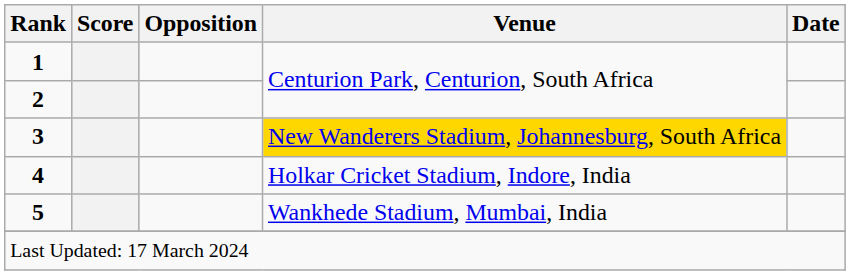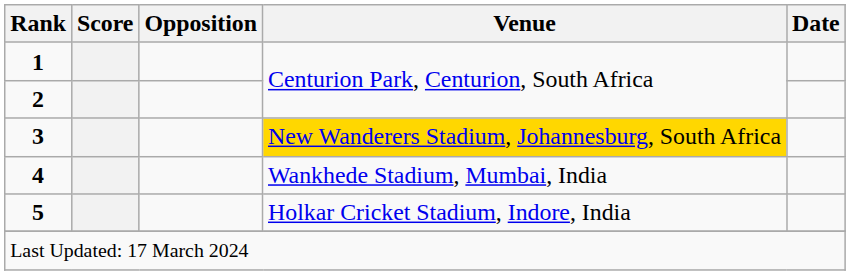(449, 174) Holkar Cricket Stadium, Indore, India -> (438, 174) Wankhede Stadium, Mumbai, India
(438, 212) Wankhede Stadium, Mumbai, India -> (449, 212) Holkar Cricket Stadium, Indore, India
